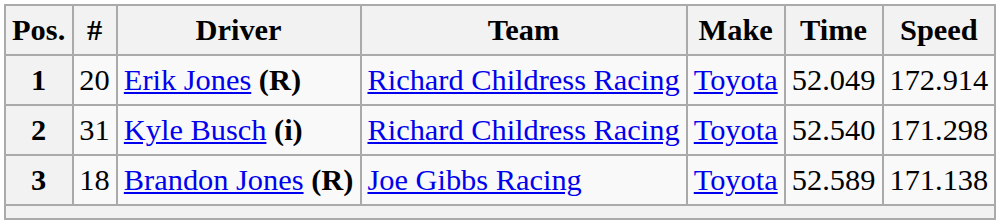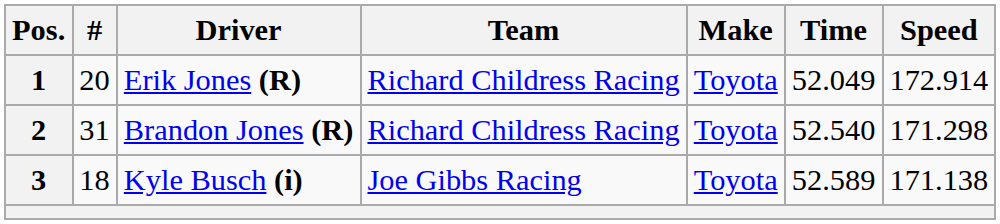(213, 130) Kyle Busch (i) -> (239, 130) Brandon Jones (R)
(239, 180) Brandon Jones (R) -> (213, 180) Kyle Busch (i)
